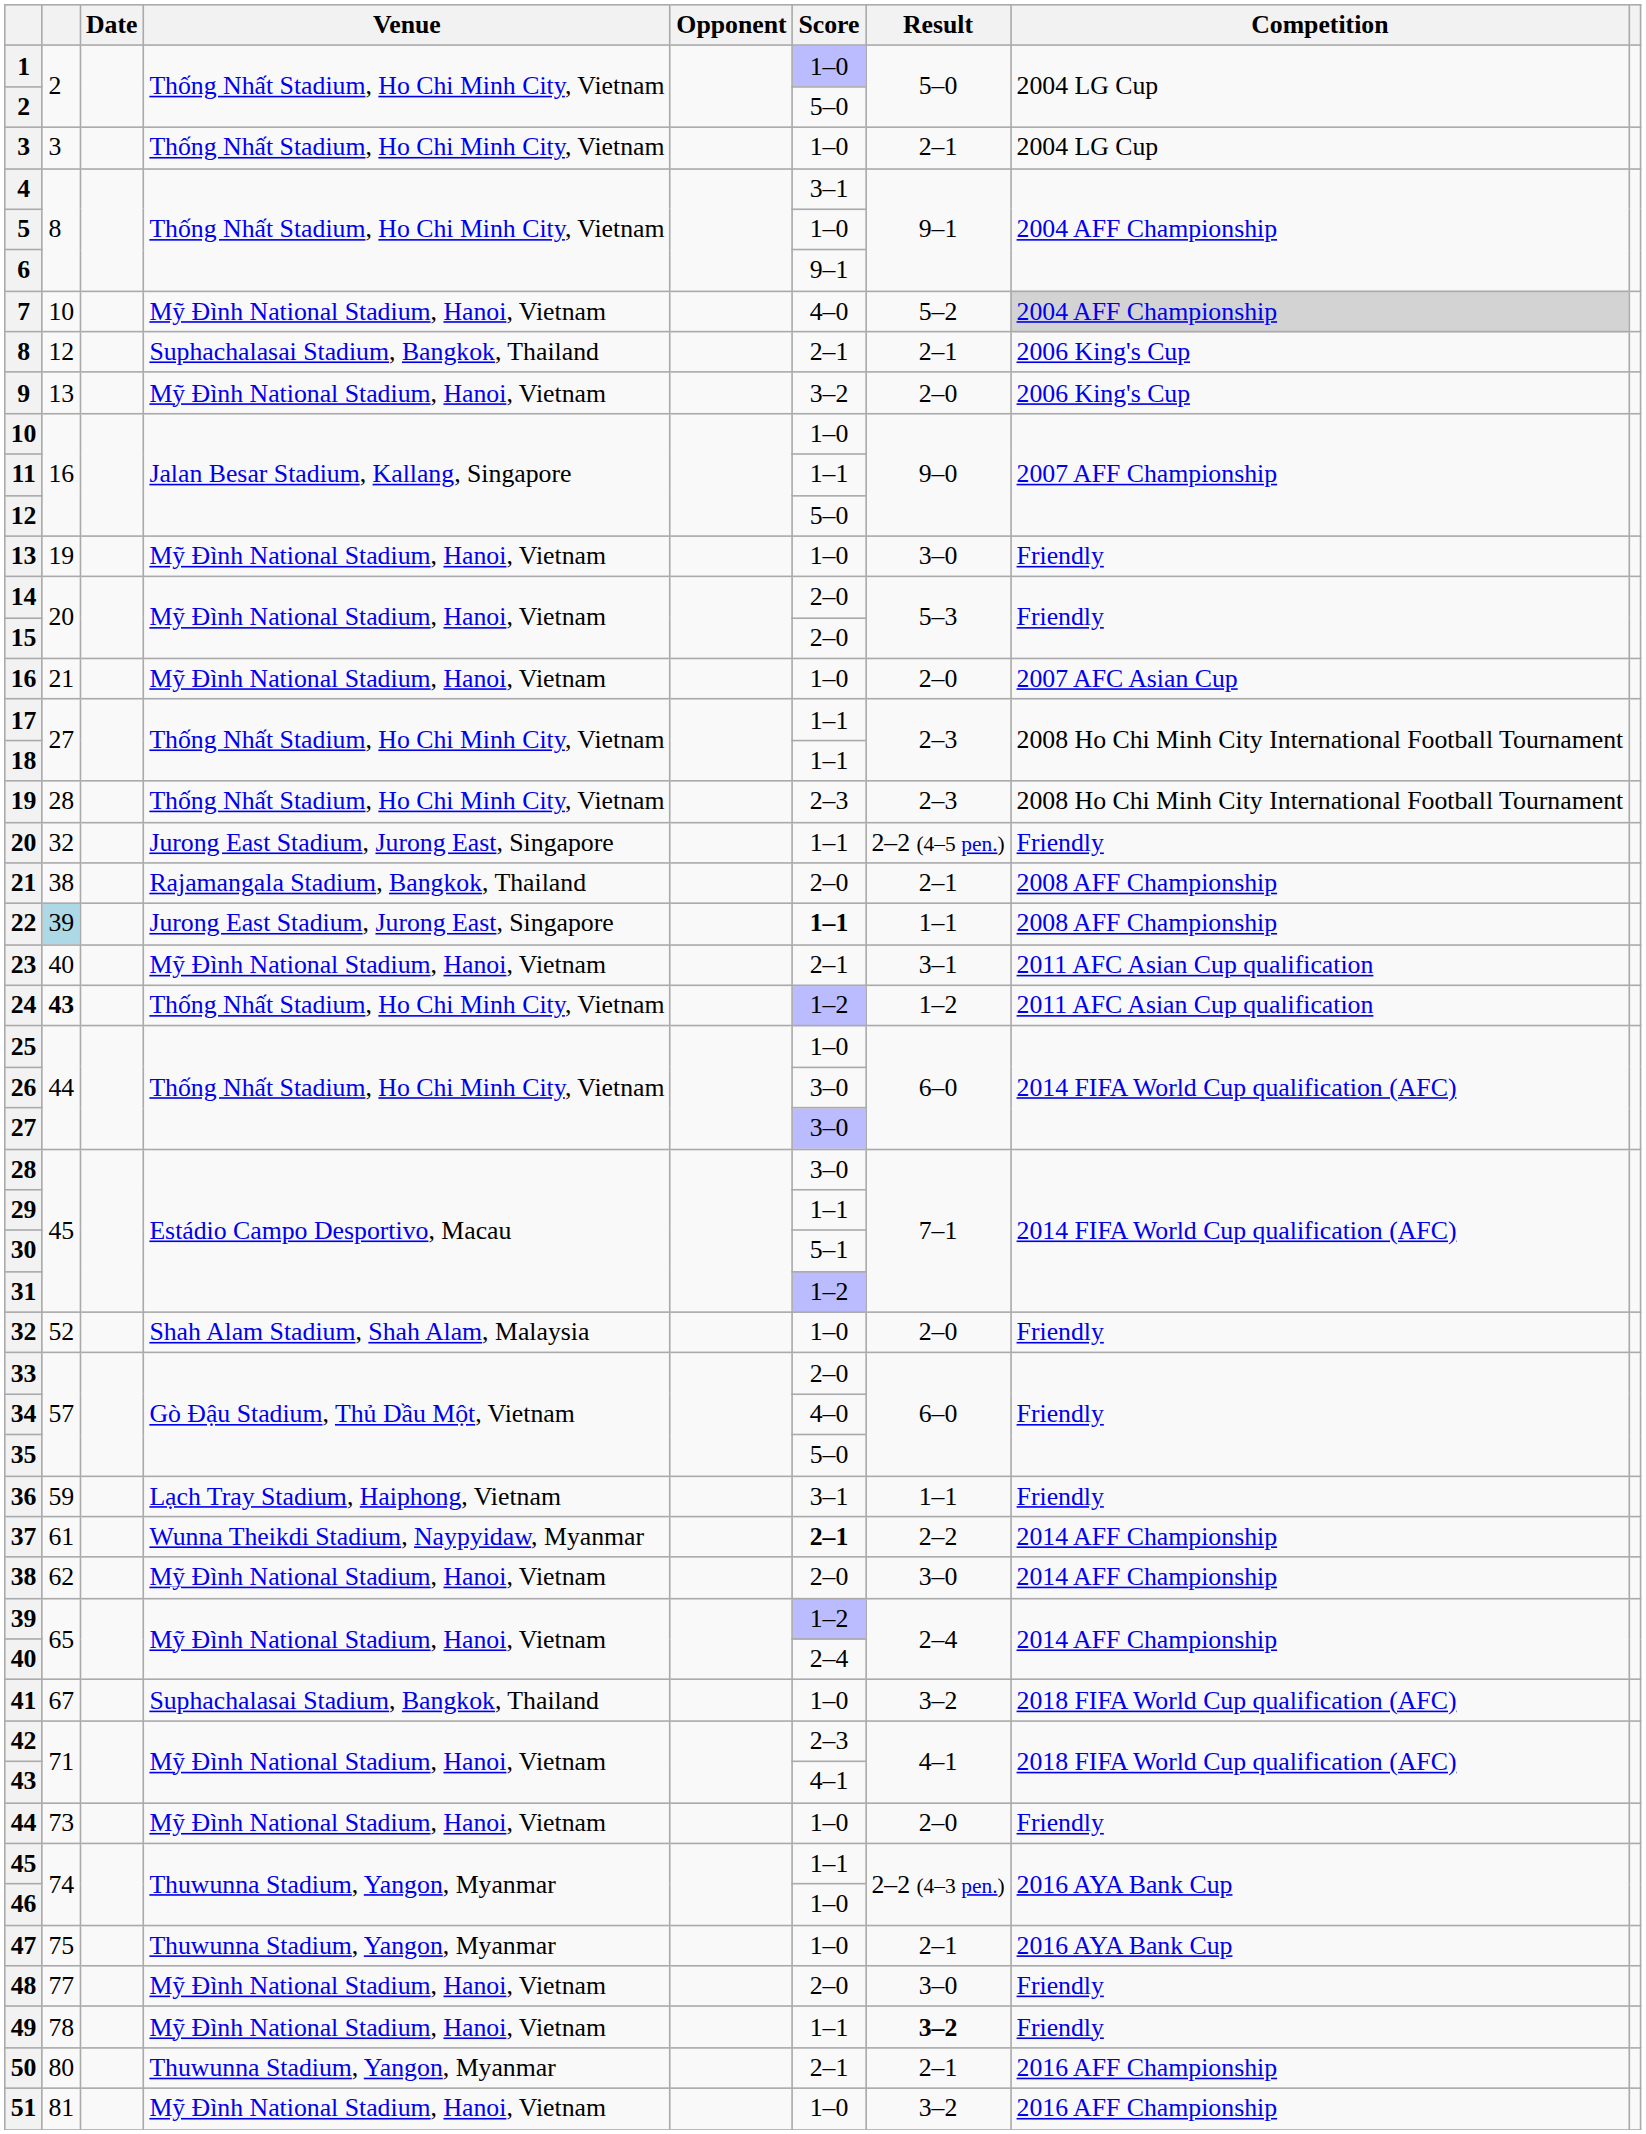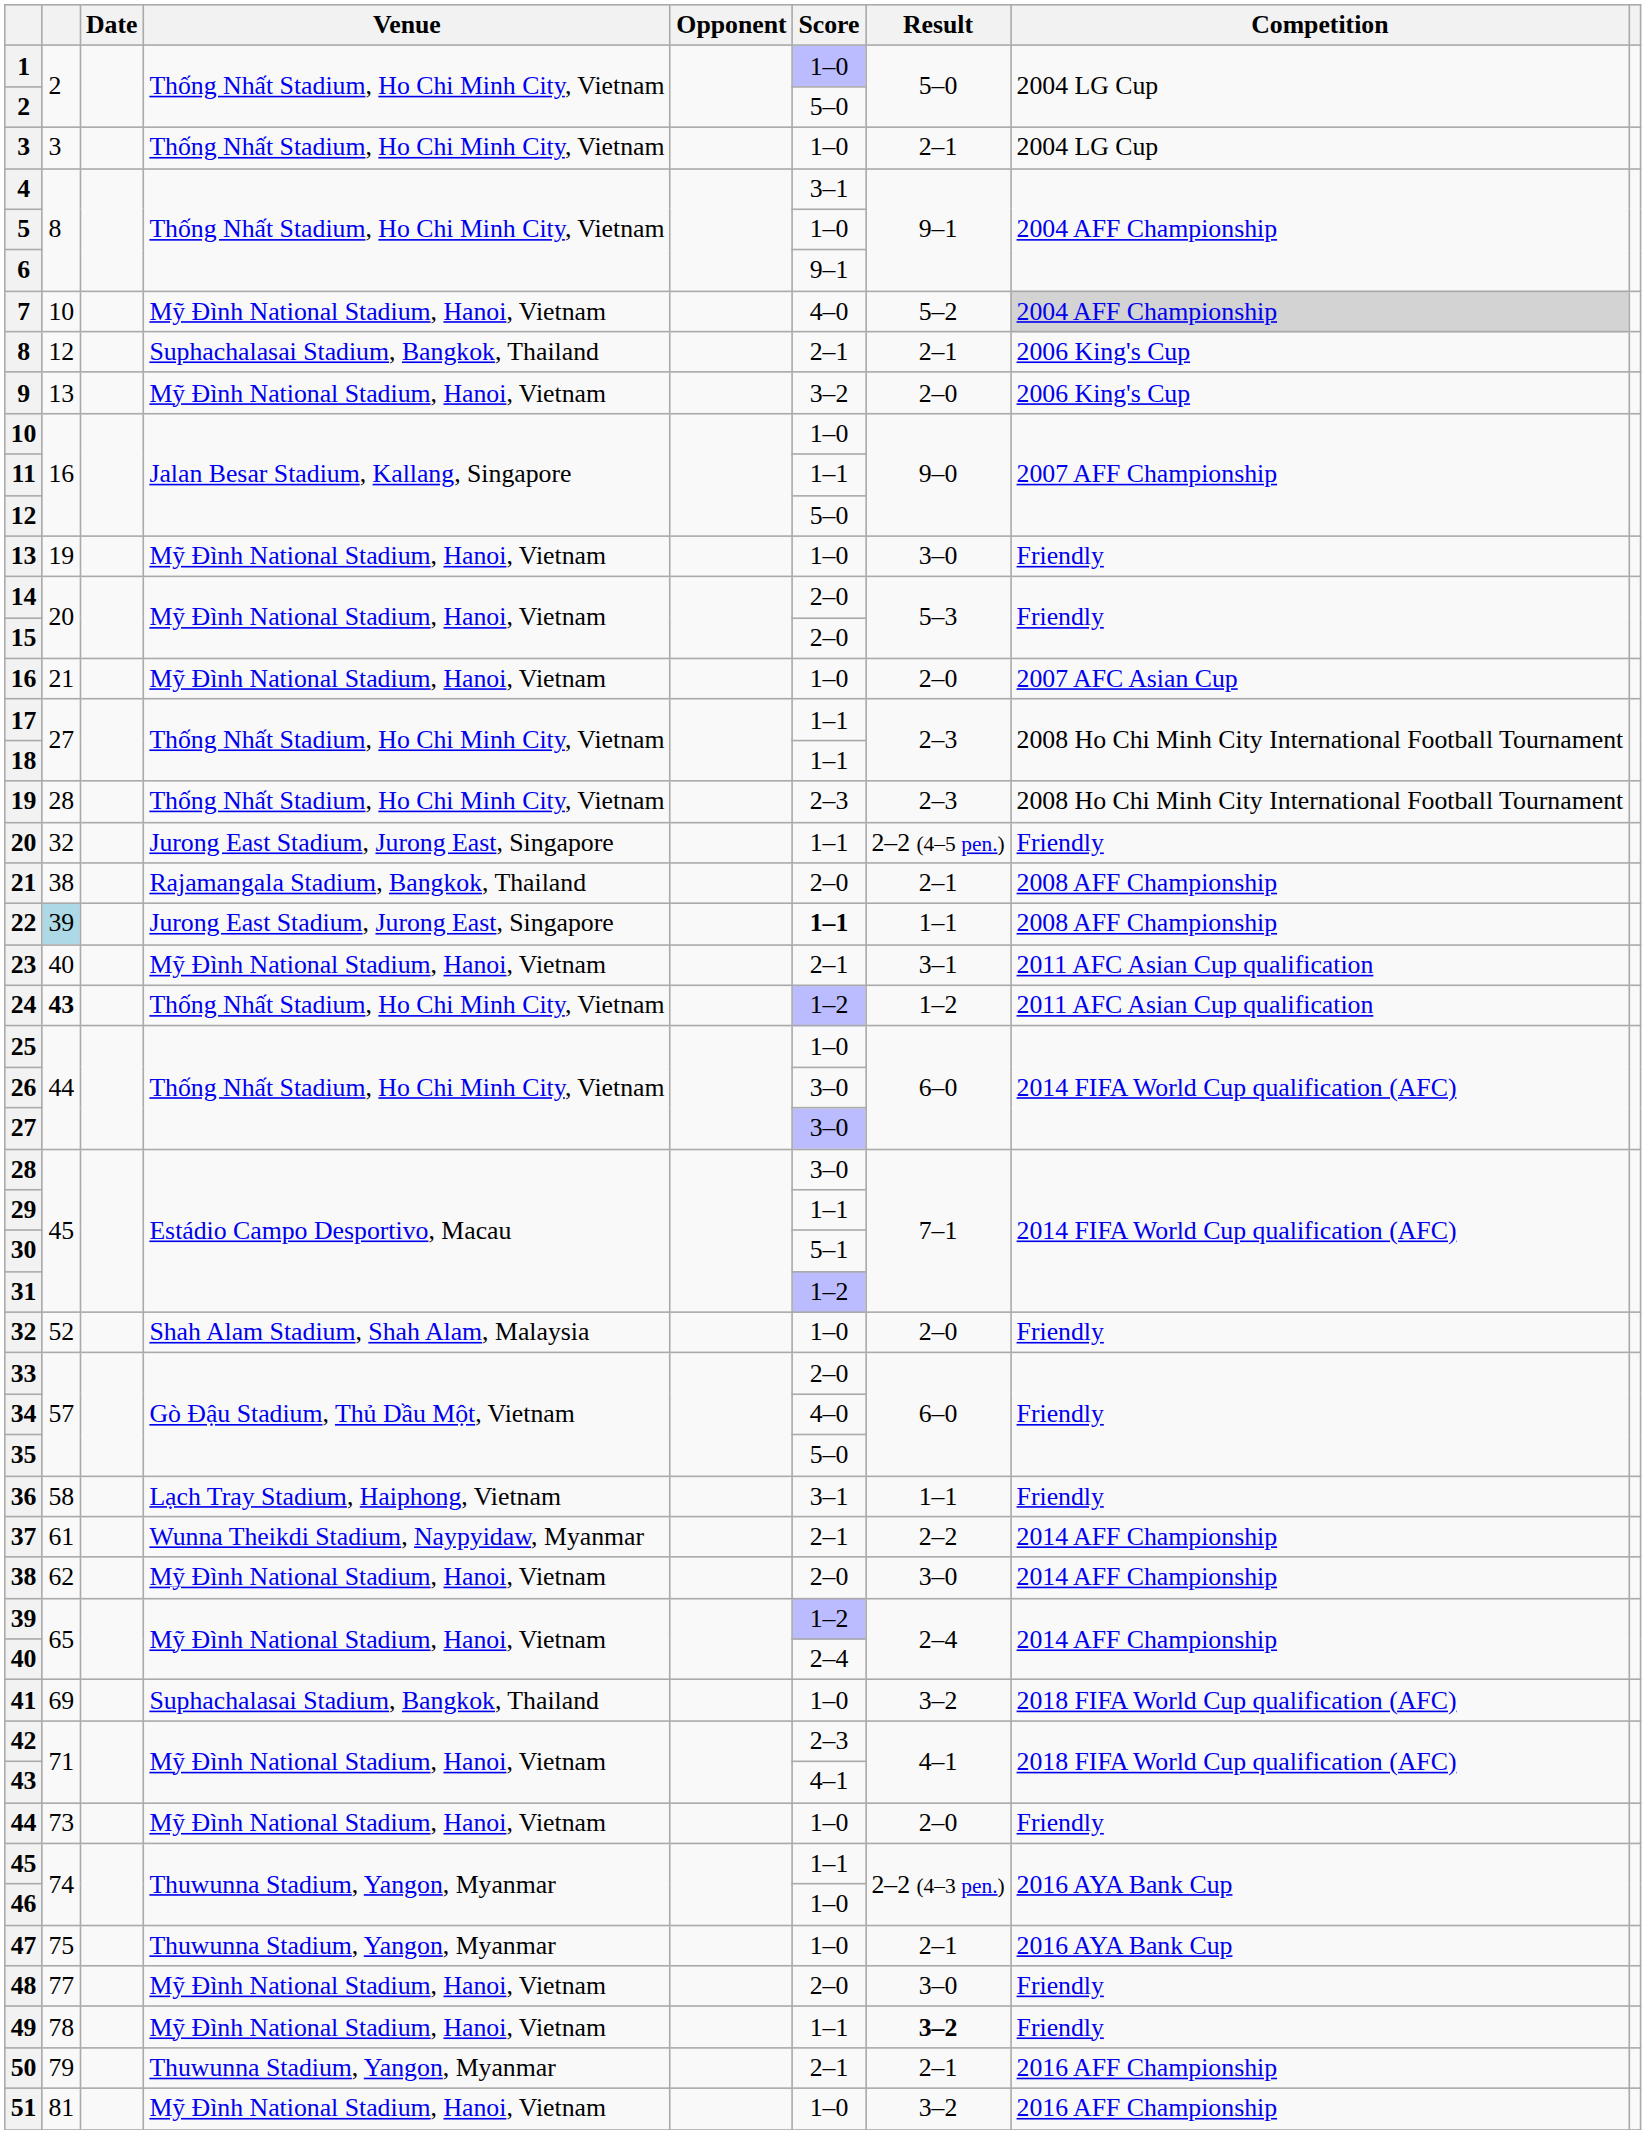(61, 1495) 59 -> (61, 1495) 58
(829, 1536) bold -> (829, 1536) normal
(61, 1699) 67 -> (61, 1699) 69
(61, 2067) 80 -> (61, 2067) 79
